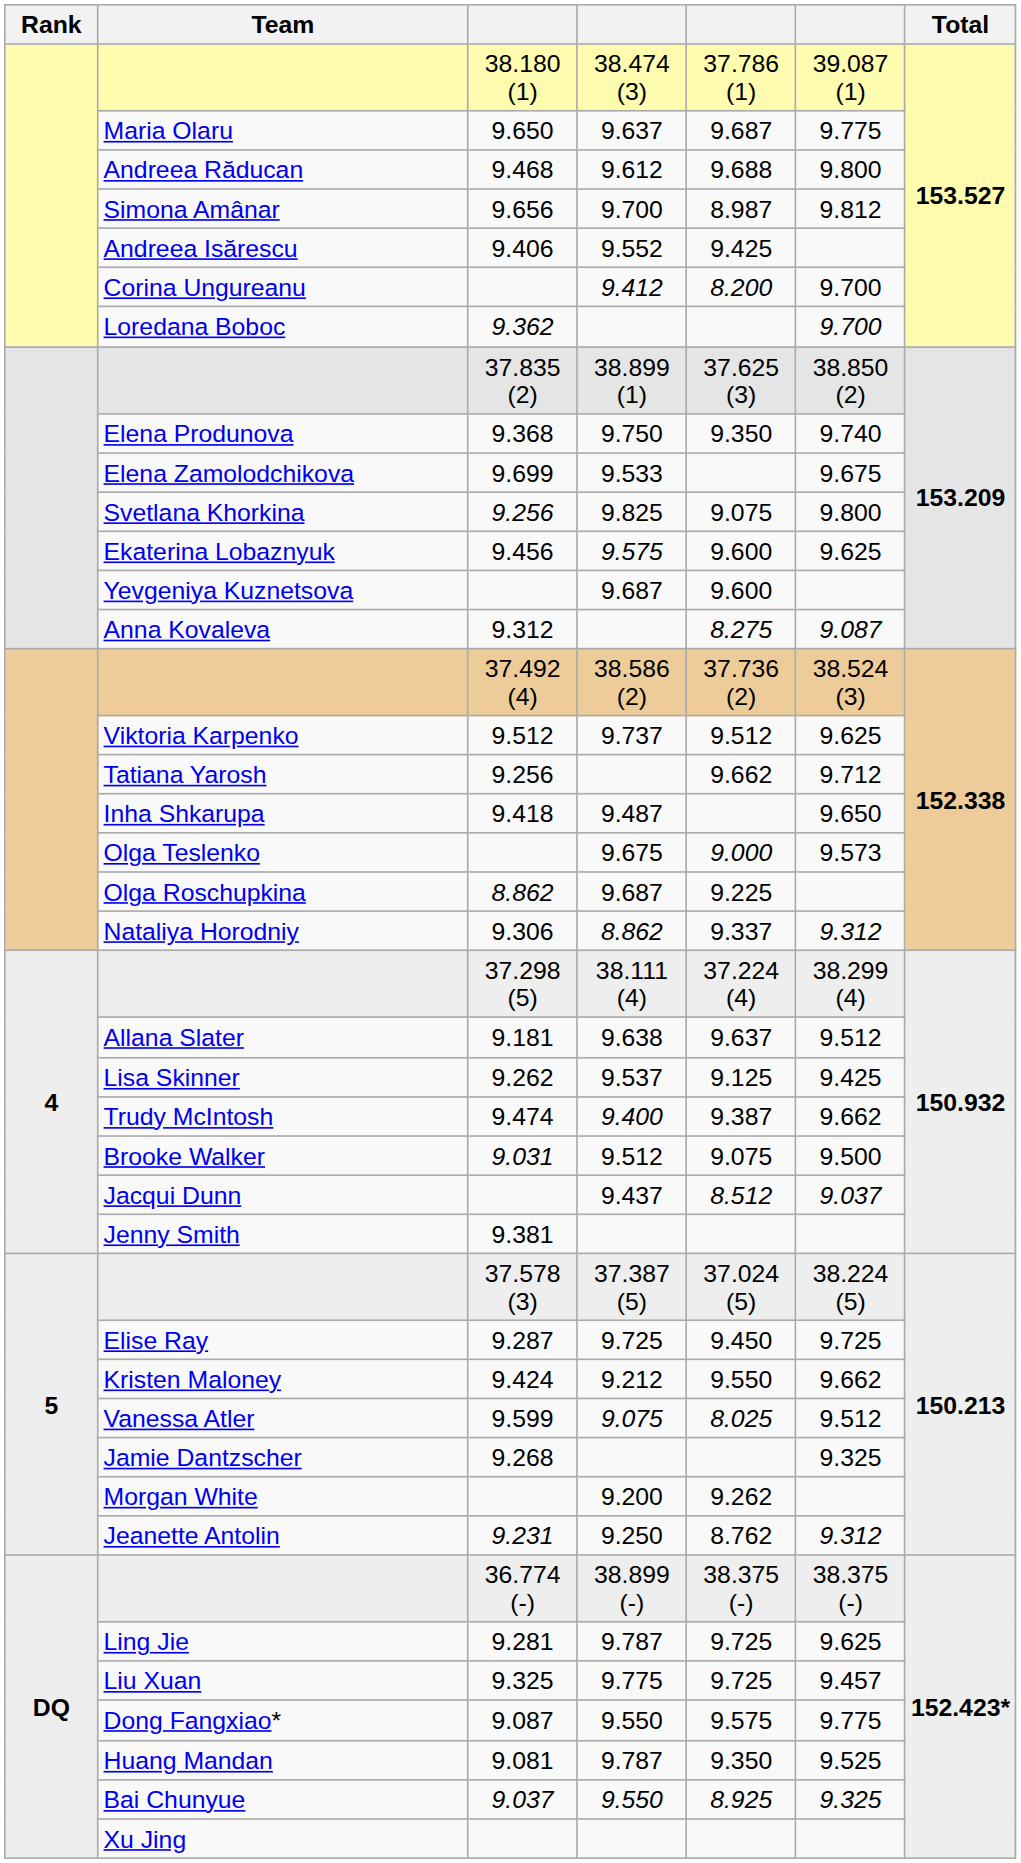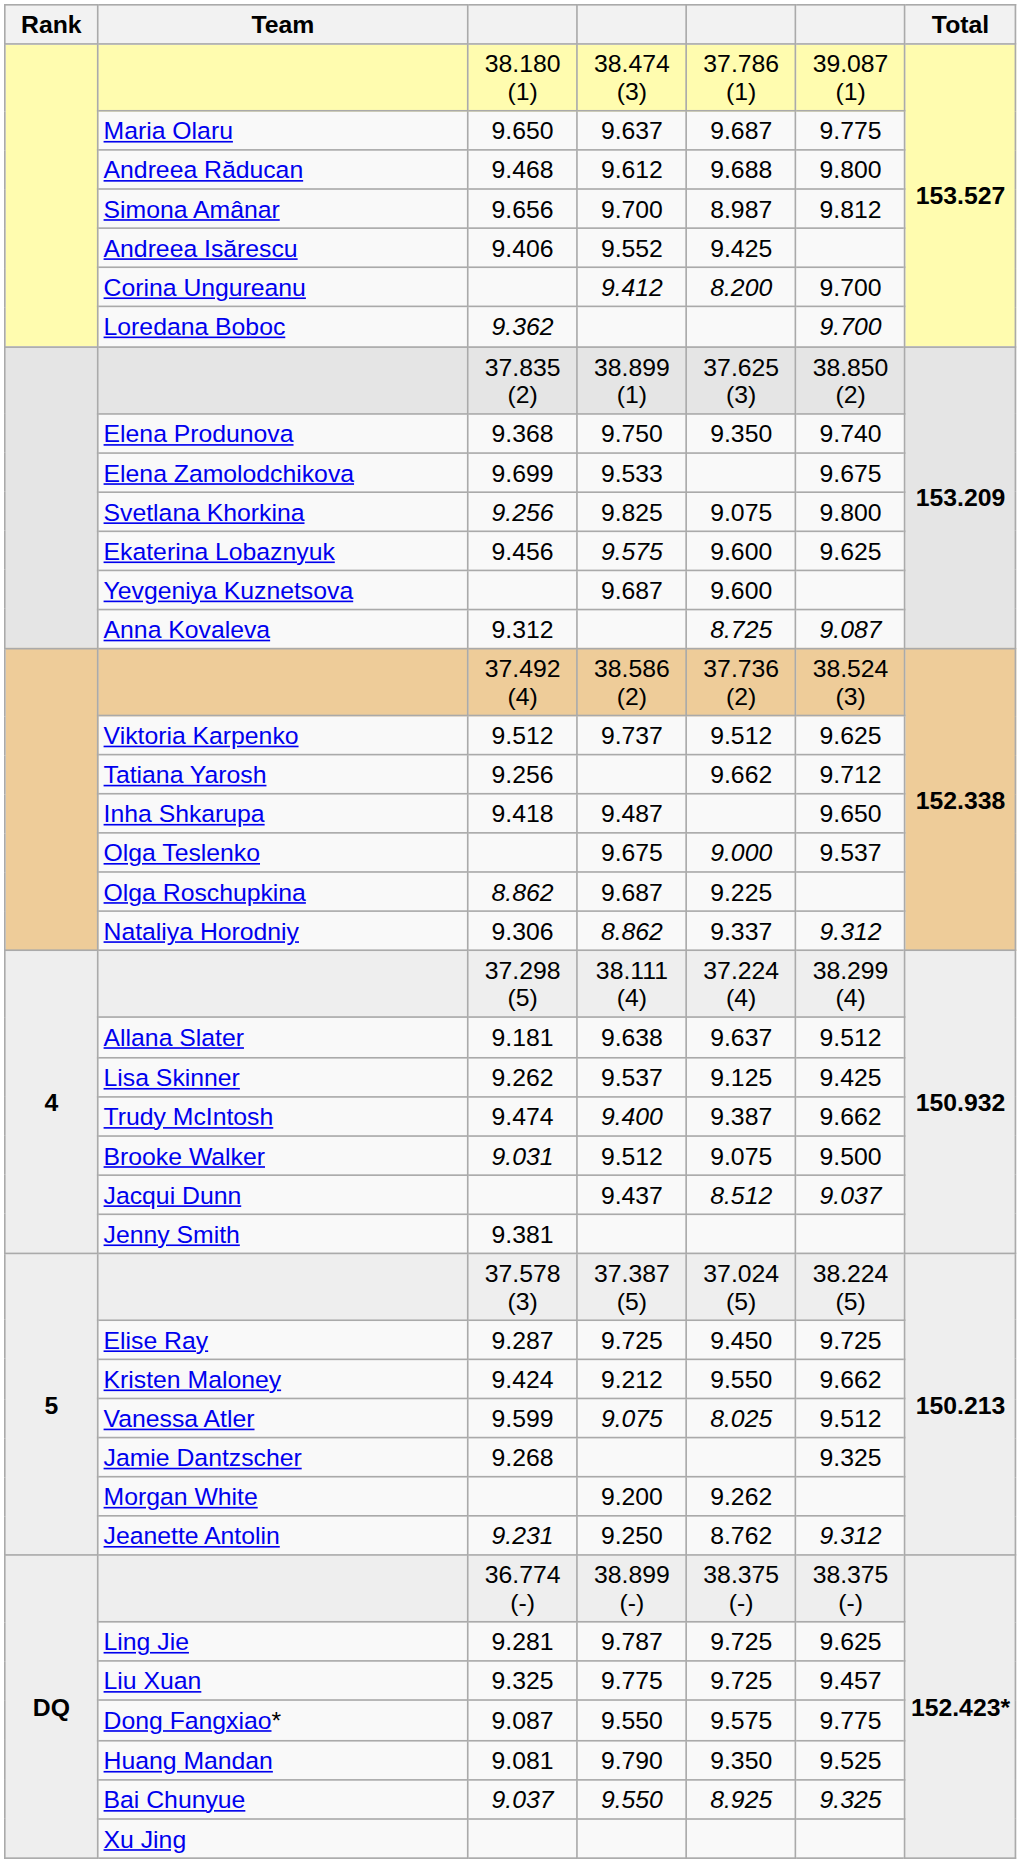(741, 629) 8.275 -> (741, 629) 8.725
(851, 853) 9.573 -> (851, 853) 9.537
(632, 1760) 9.787 -> (632, 1760) 9.790
